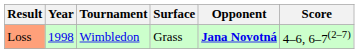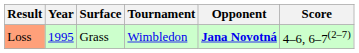columns swapped: (114, 14) <-> (174, 14)
(61, 36) 1998 -> (61, 36) 1995
